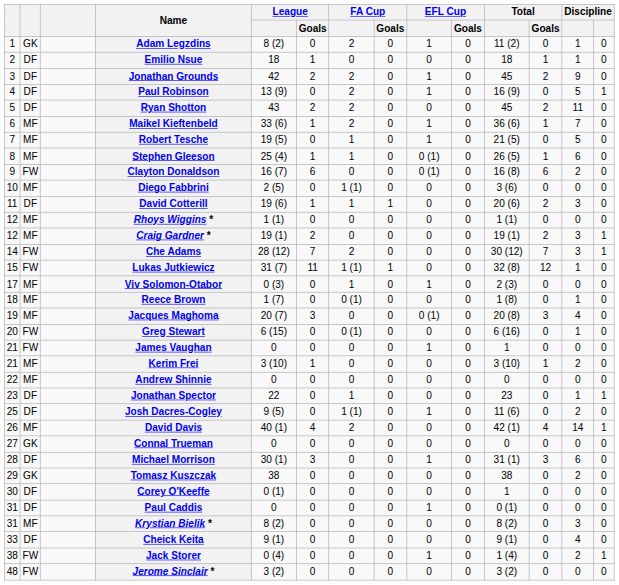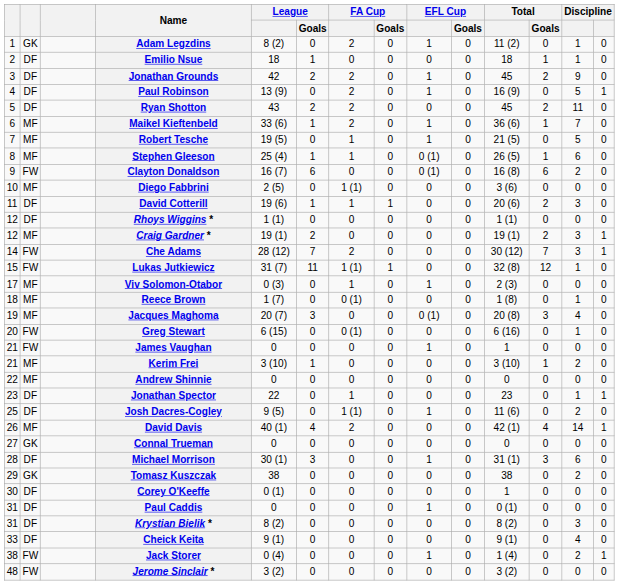(30, 220) MF -> (30, 220) DF
(30, 524) MF -> (30, 524) DF
